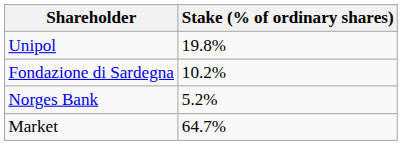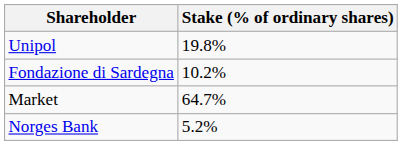rows swapped: (53, 99) <-> (33, 126)
